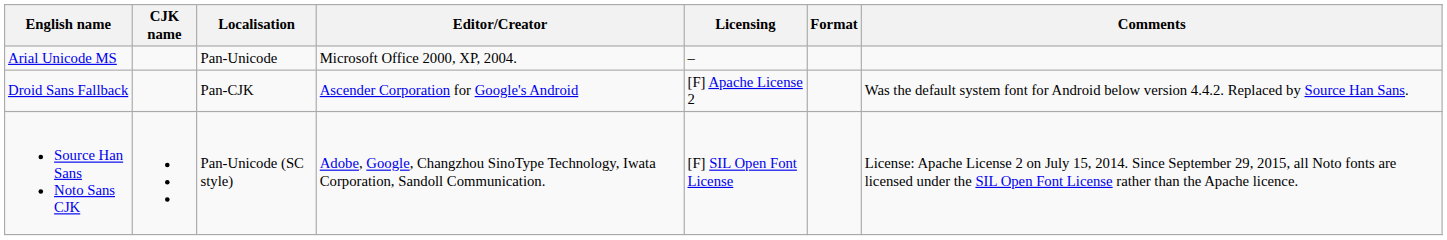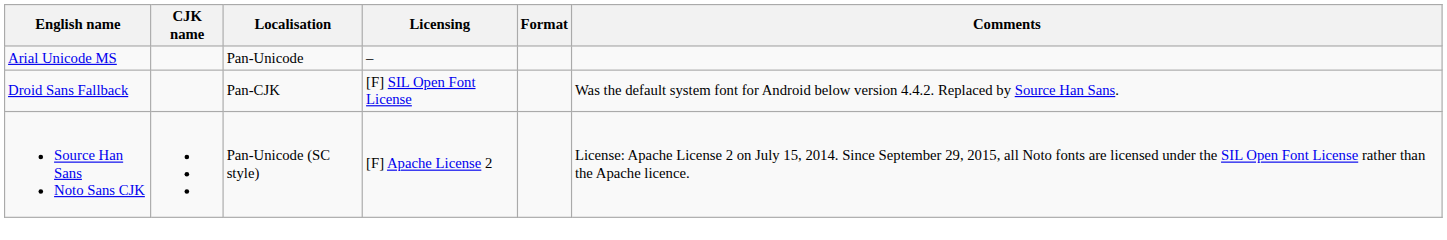- column: (500, 25)
(745, 90) [F] Apache License 2 -> (421, 90) [F] SIL Open Font License
(742, 172) [F] SIL Open Font License -> (429, 164) [F] Apache License 2
